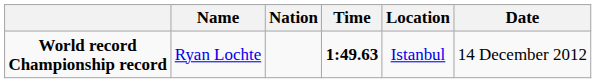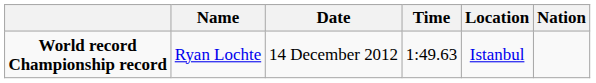columns swapped: (294, 17) <-> (522, 17)
(352, 54) bold -> (432, 54) normal
